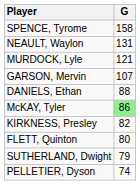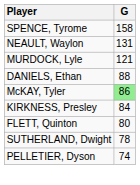- row: (46, 76)
(124, 124) 82 -> (124, 108) 84
(124, 156) 79 -> (124, 140) 78
